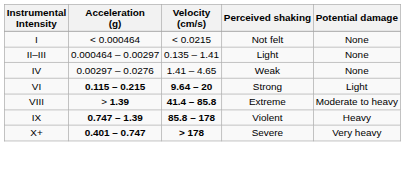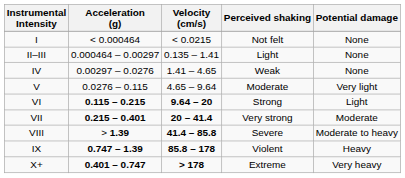+ row: (36, 86)
+ row: (36, 118)
(267, 102) Extreme -> (267, 134) Severe
(267, 134) Severe -> (267, 165) Extreme
